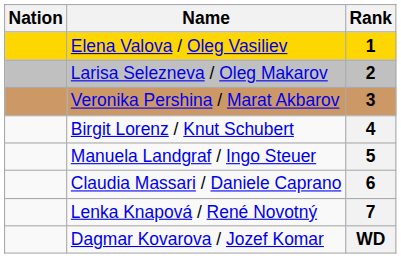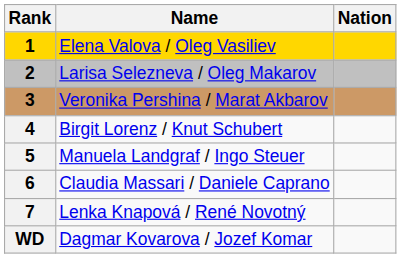columns swapped: (371, 18) <-> (36, 18)
